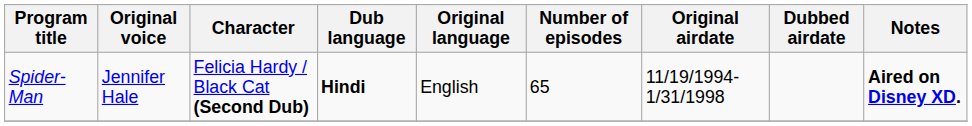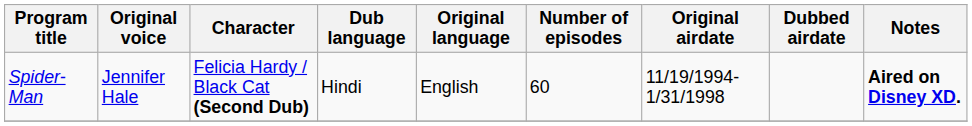(343, 86) bold -> (341, 86) normal
(540, 86) 65 -> (540, 86) 60
